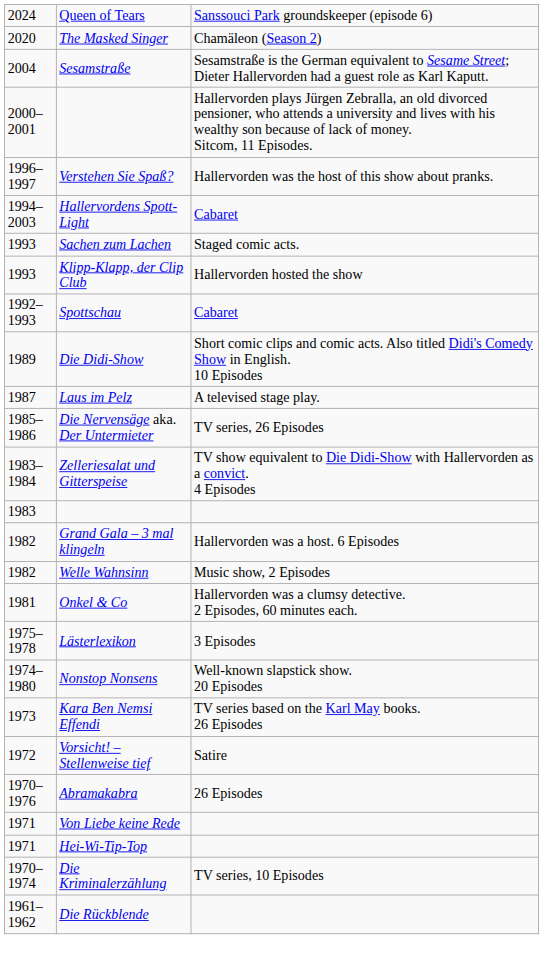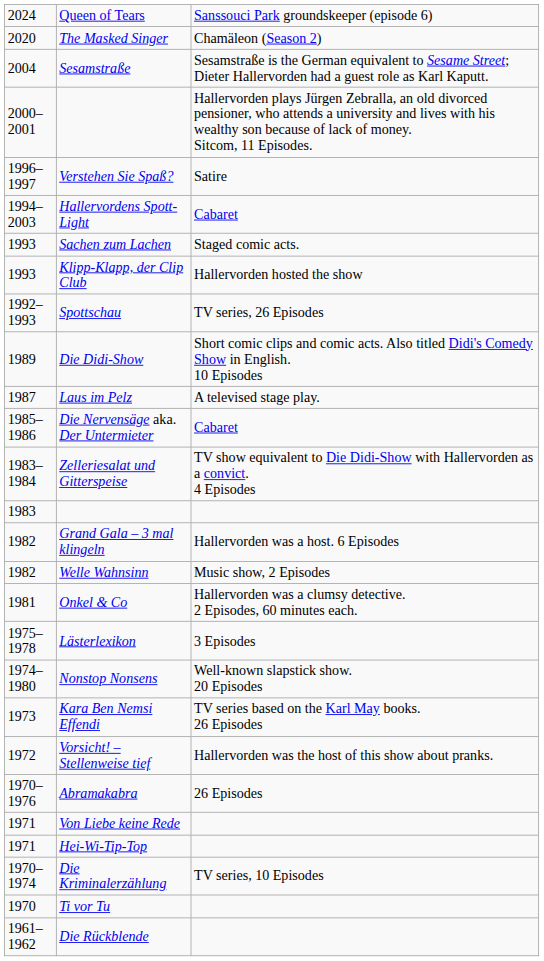(344, 176) Hallervorden was the host of this show about pranks. -> (210, 176) Satire
(216, 313) Cabaret -> (259, 313) TV series, 26 Episodes
(259, 427) TV series, 26 Episodes -> (216, 427) Cabaret
(210, 755) Satire -> (344, 755) Hallervorden was the host of this show about pranks.
+ row: (22, 906)
